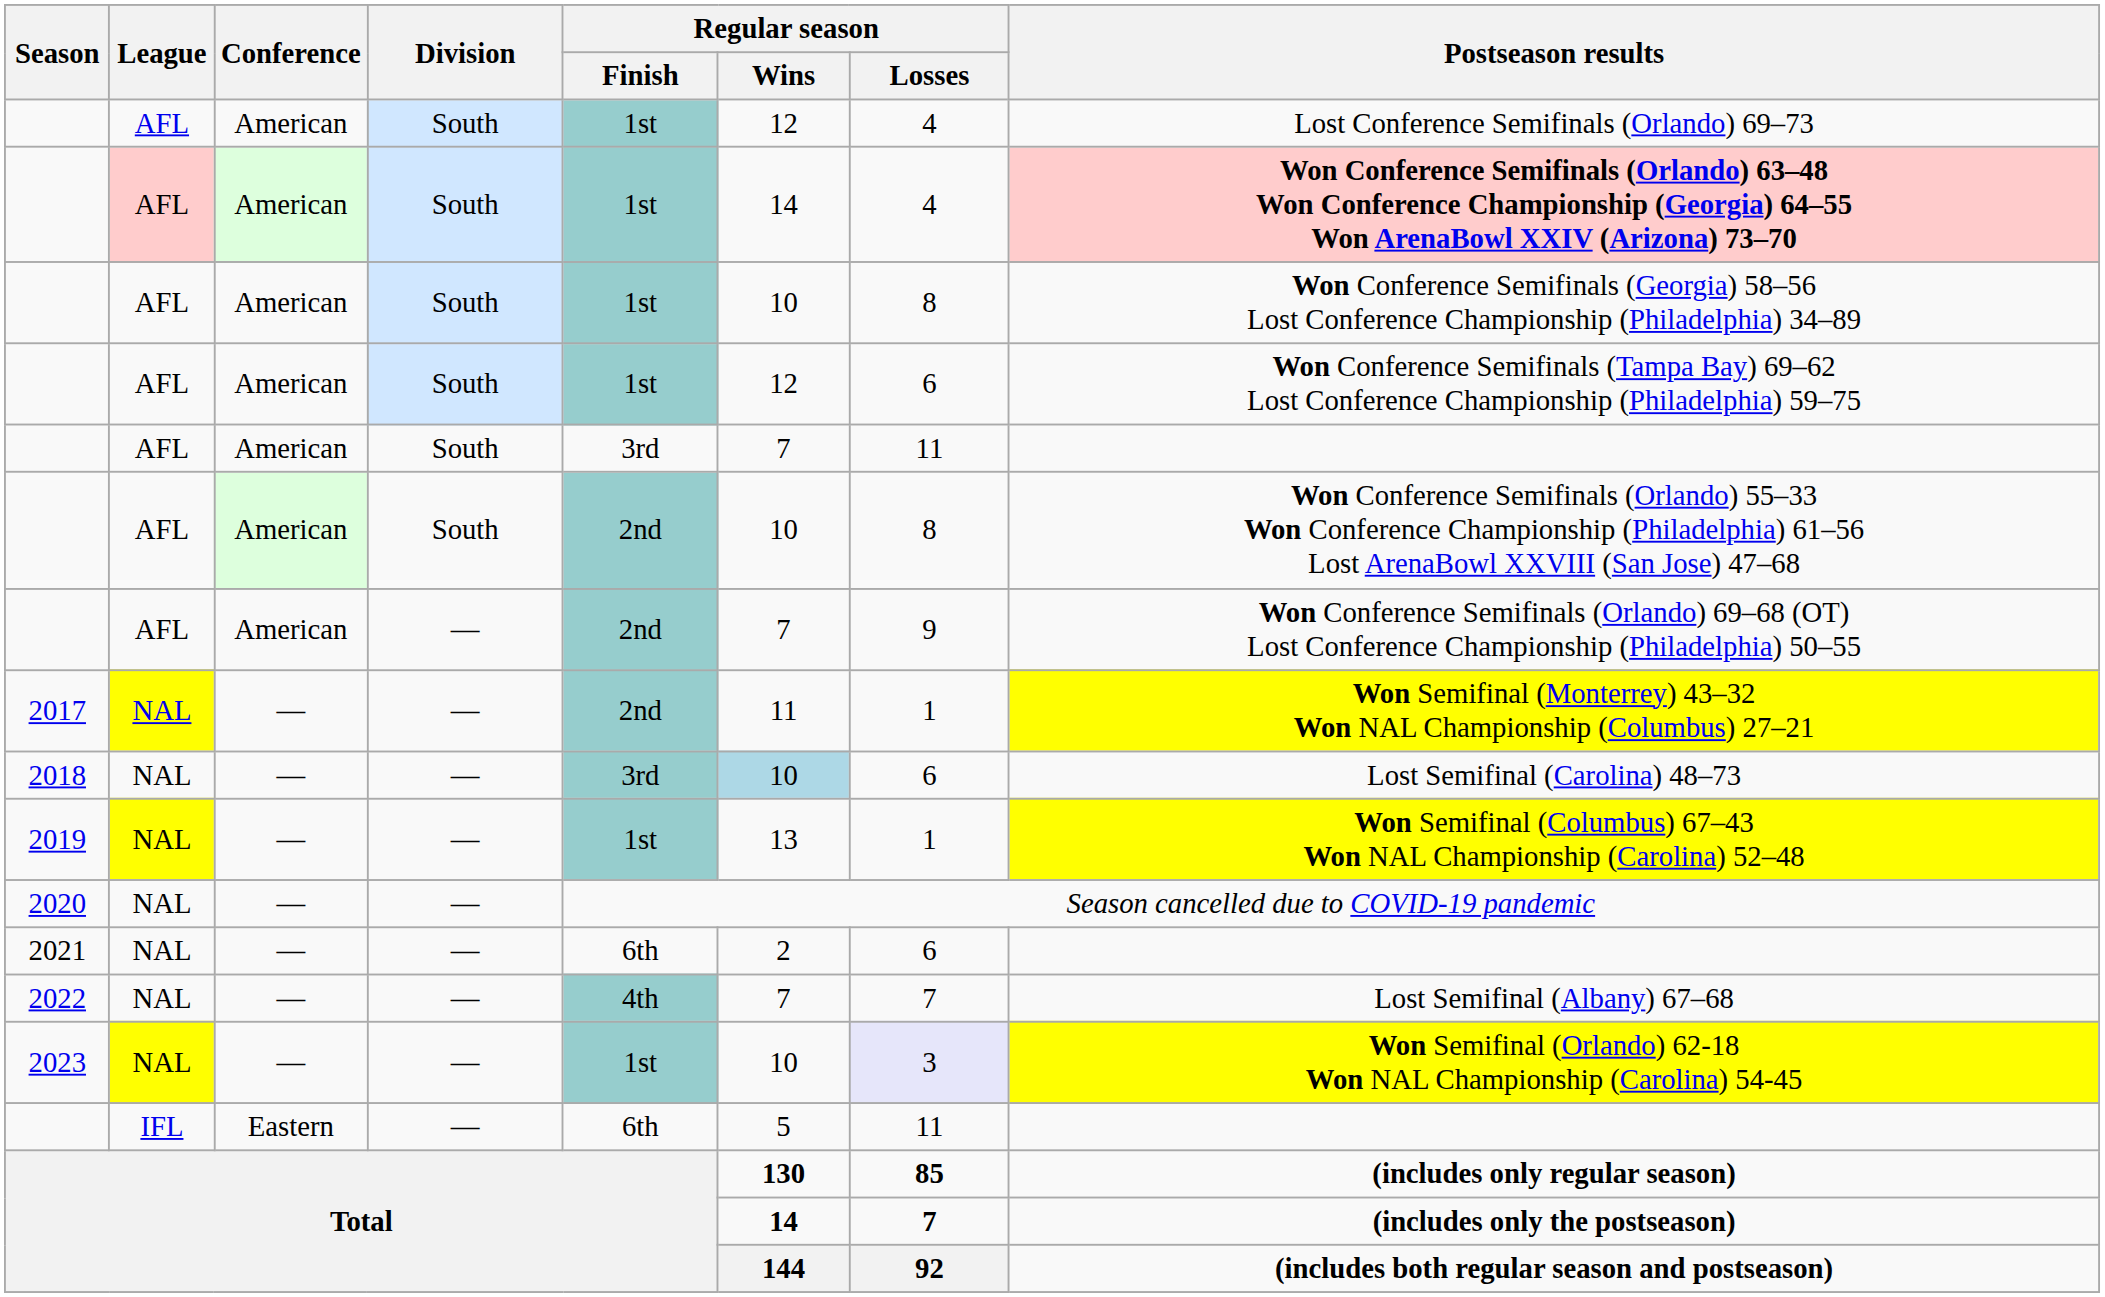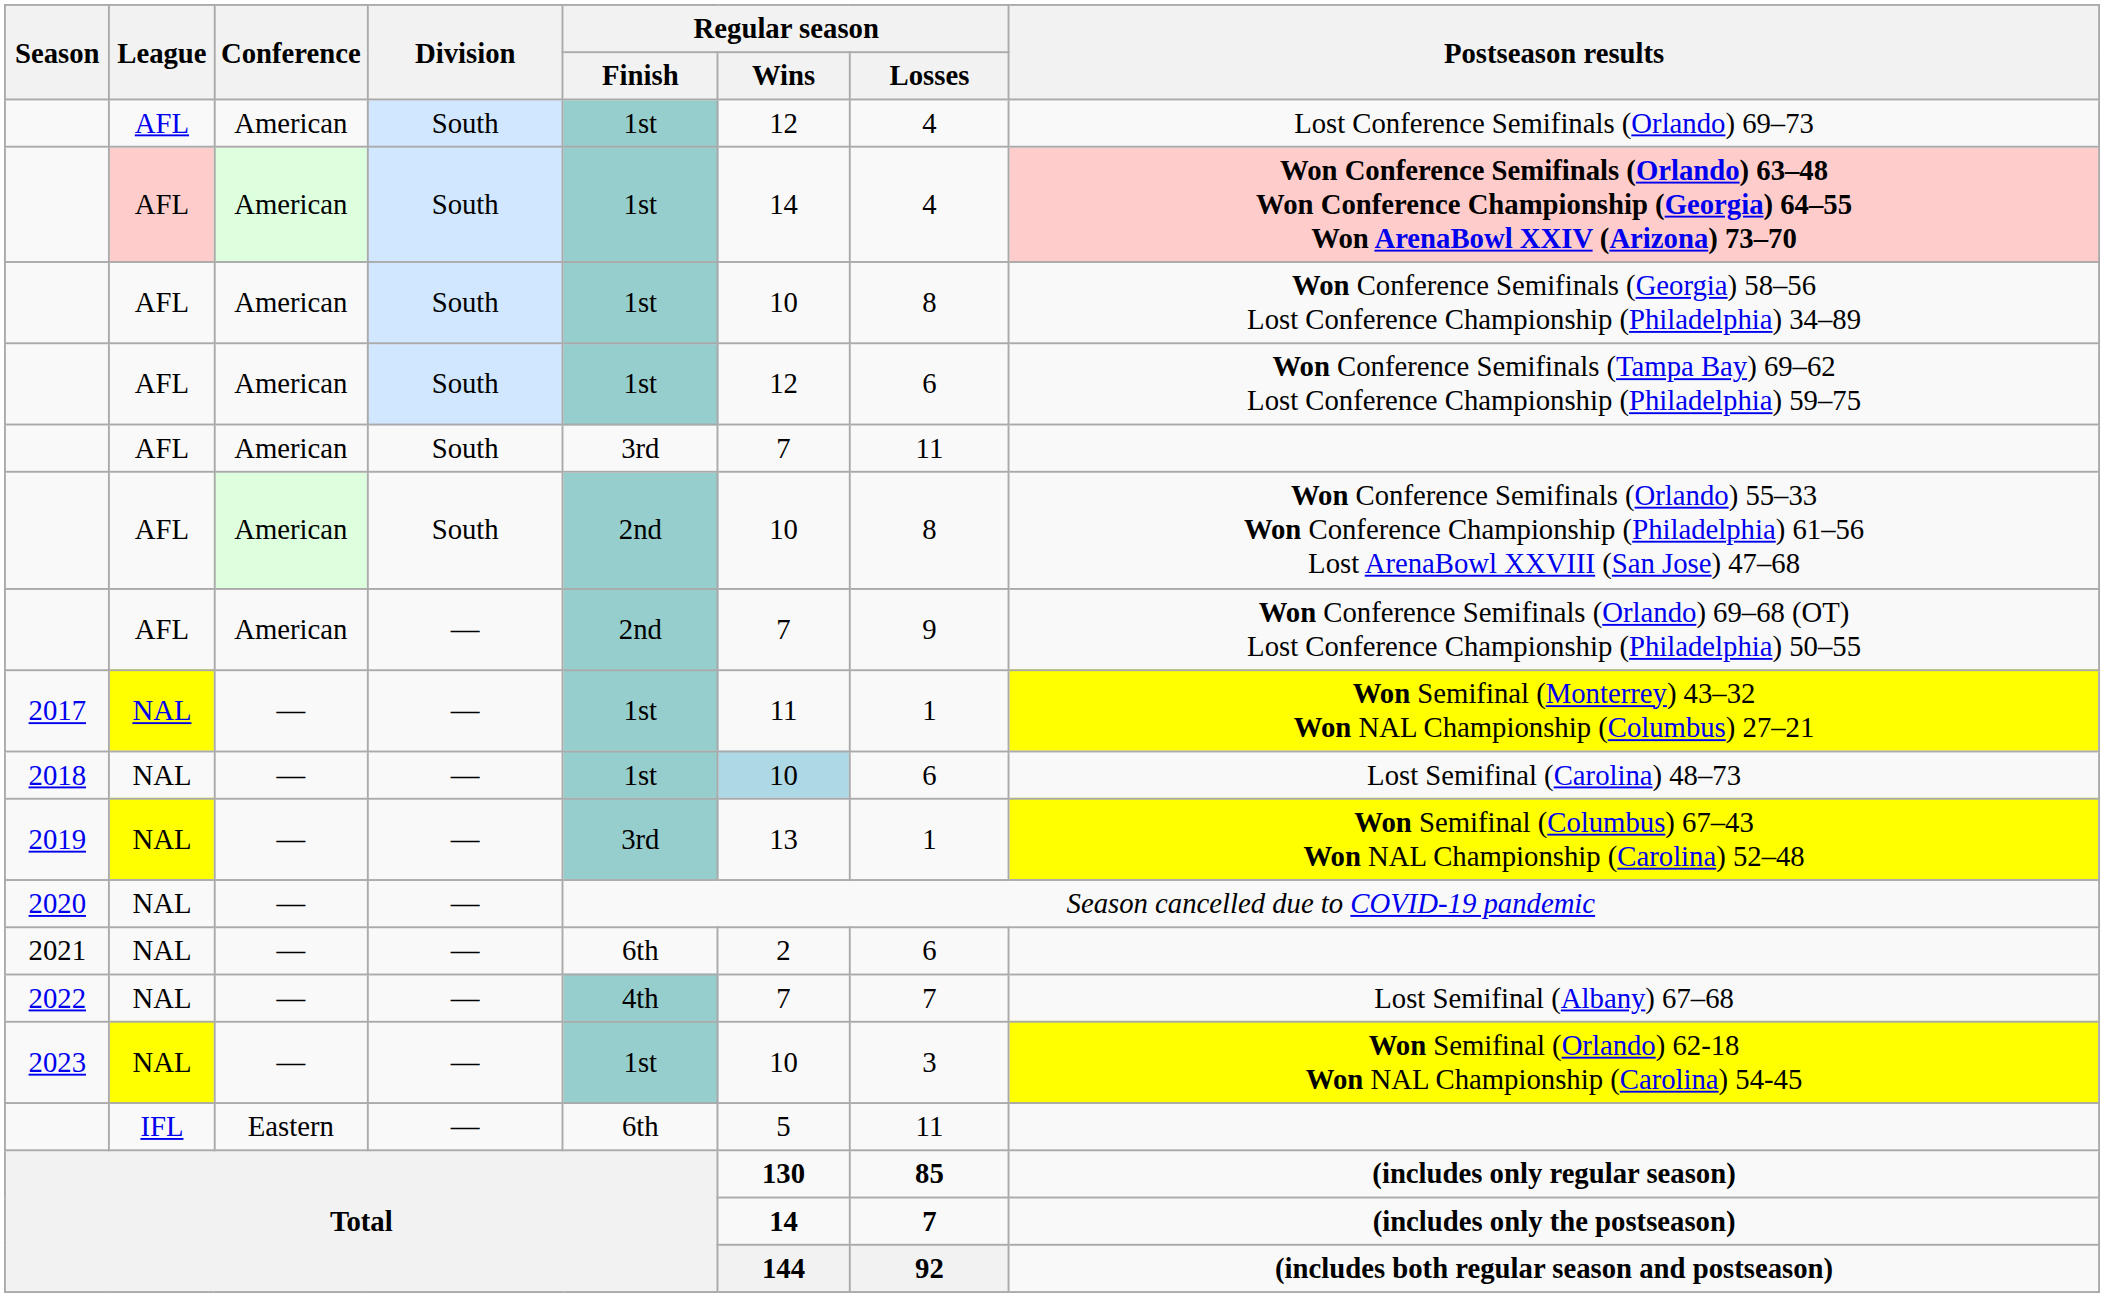(640, 709) 2nd -> (640, 709) 1st
(640, 774) 3rd -> (640, 774) 1st
(640, 838) 1st -> (640, 838) 3rd
(929, 1062) lavender background -> (929, 1062) no background
